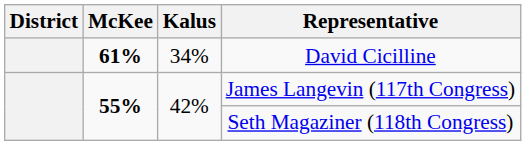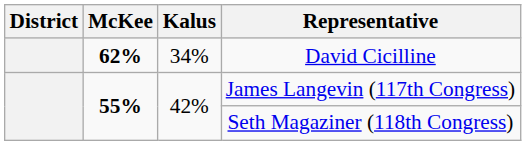(120, 55) 61% -> (120, 55) 62%
